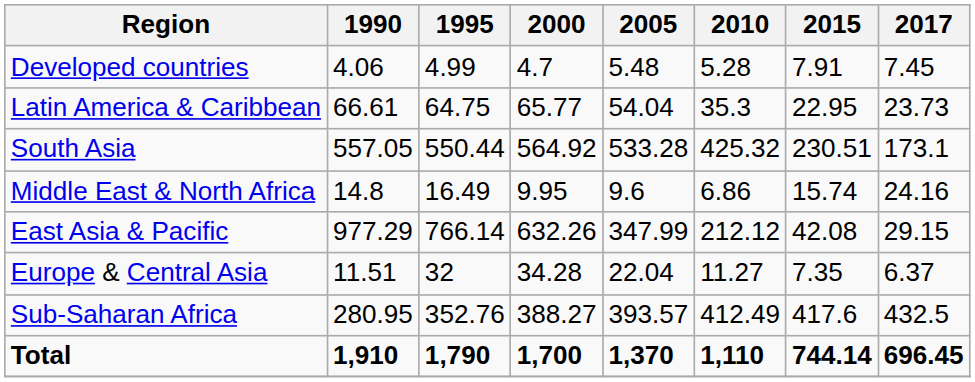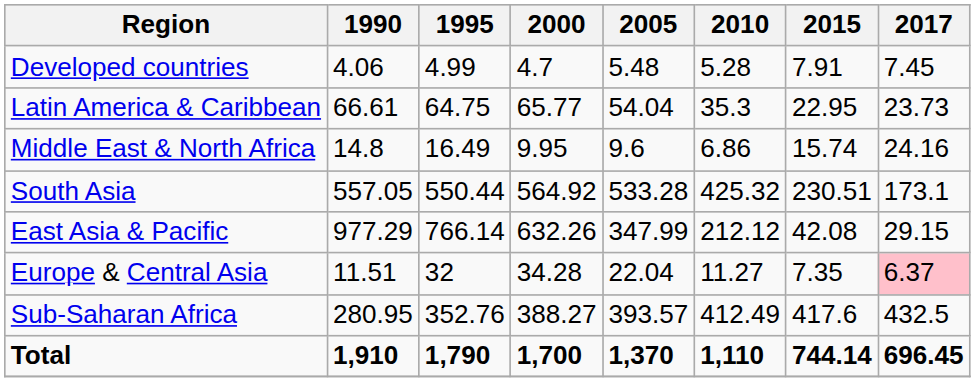rows swapped: (163, 190) <-> (73, 149)
(909, 273) no background -> (909, 273) pink background
